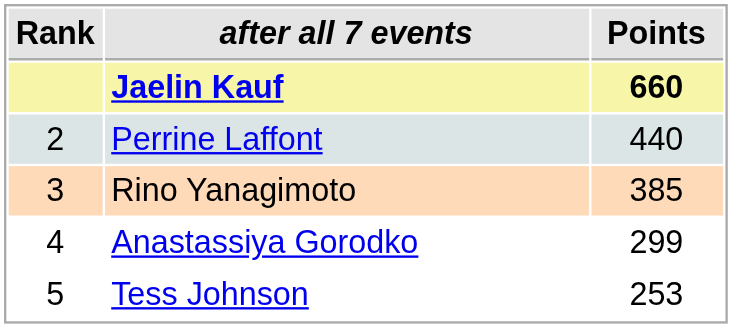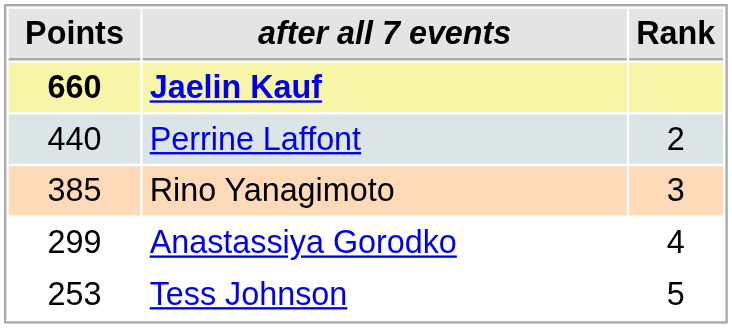columns swapped: (55, 33) <-> (656, 33)
